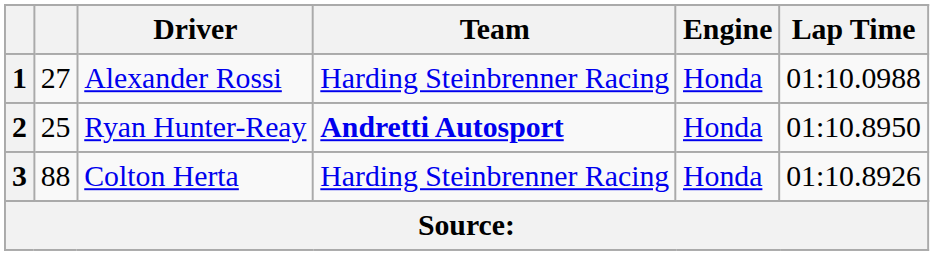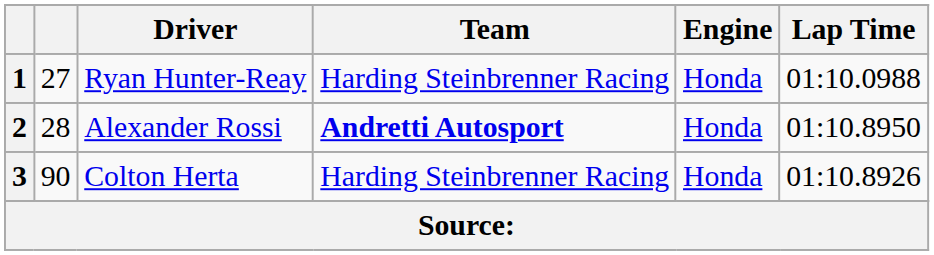(183, 78) Alexander Rossi -> (195, 78) Ryan Hunter-Reay
(56, 127) 25 -> (56, 127) 28
(195, 127) Ryan Hunter-Reay -> (183, 127) Alexander Rossi
(56, 176) 88 -> (56, 176) 90
